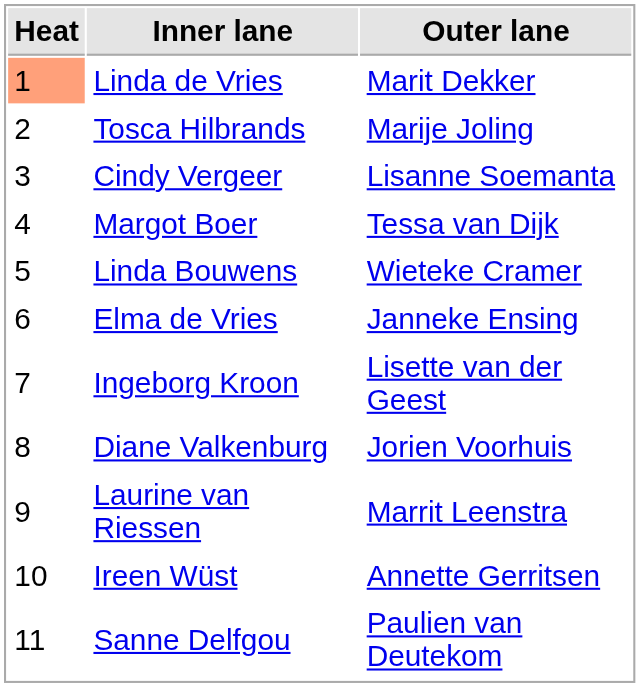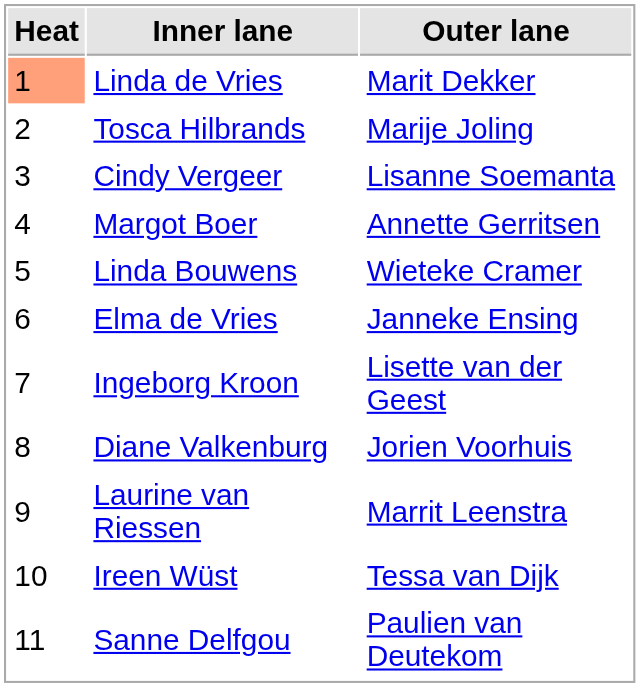(463, 223) Tessa van Dijk -> (483, 223) Annette Gerritsen
(483, 575) Annette Gerritsen -> (463, 575) Tessa van Dijk
